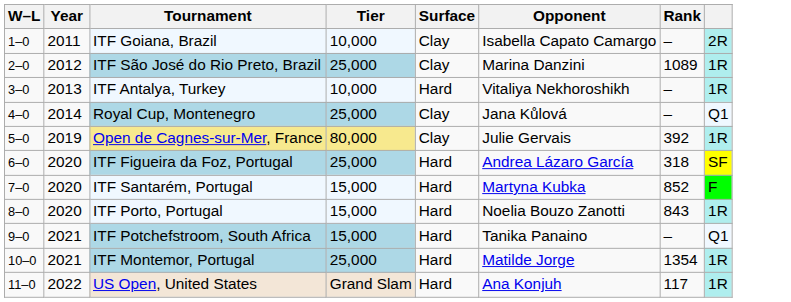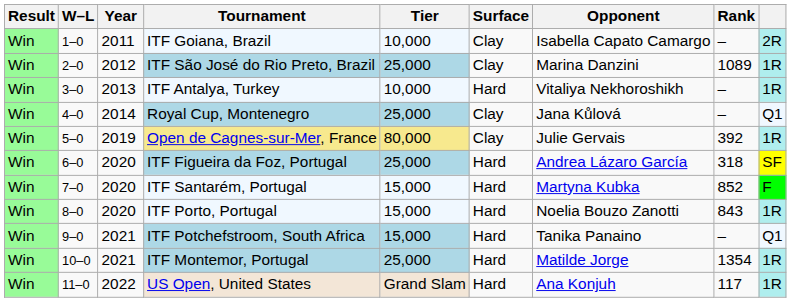+ column: (31, 16)
